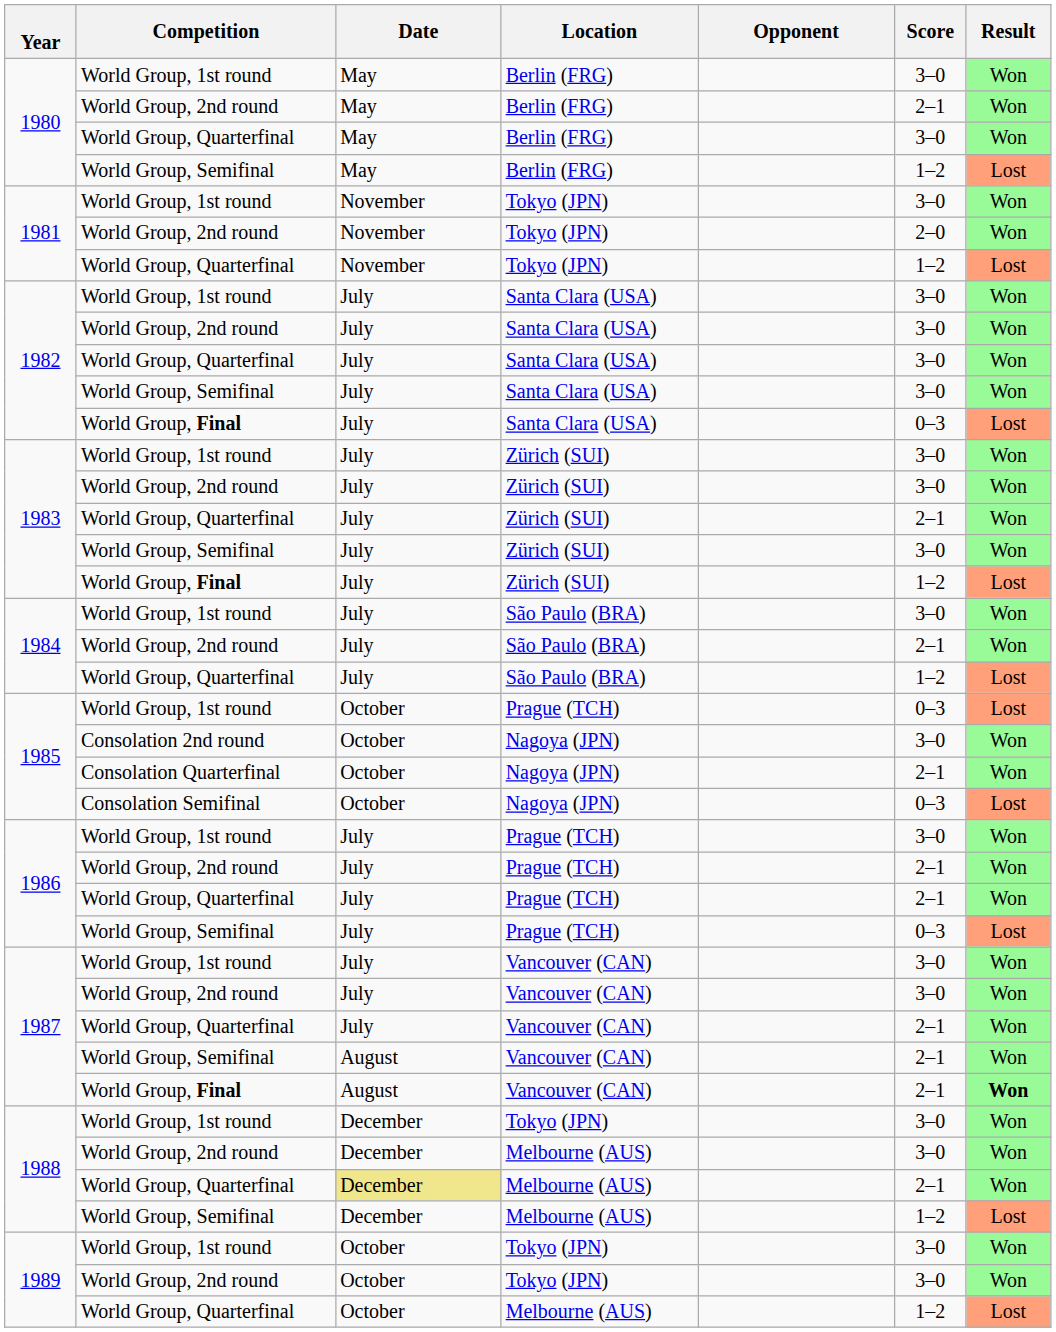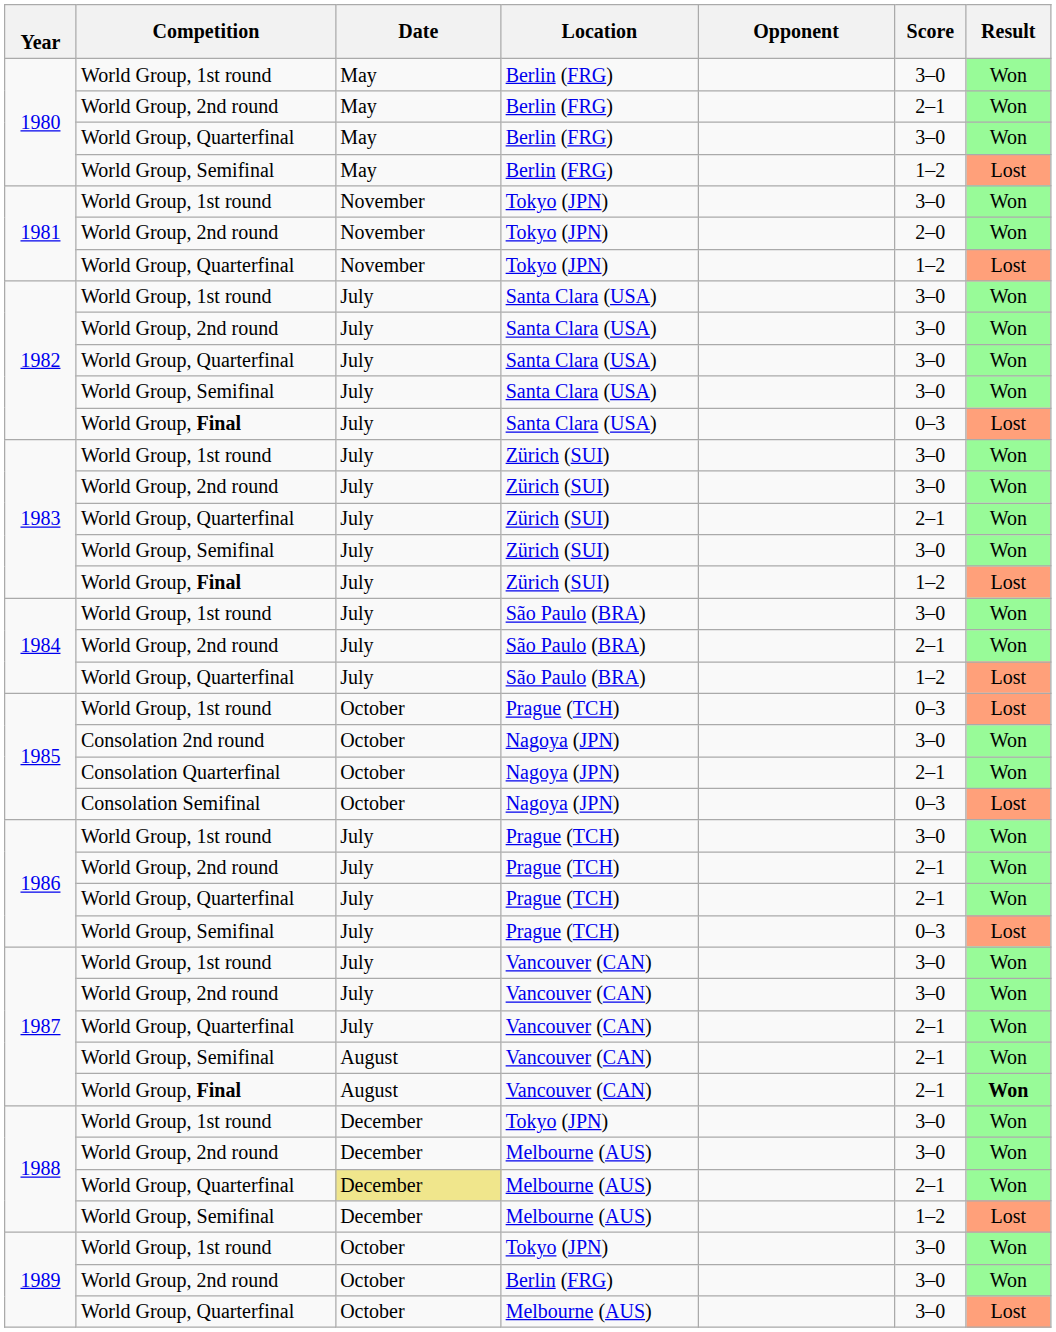(557, 1279) Tokyo (JPN) -> (559, 1279) Berlin (FRG)
(930, 1311) 1–2 -> (930, 1311) 3–0
